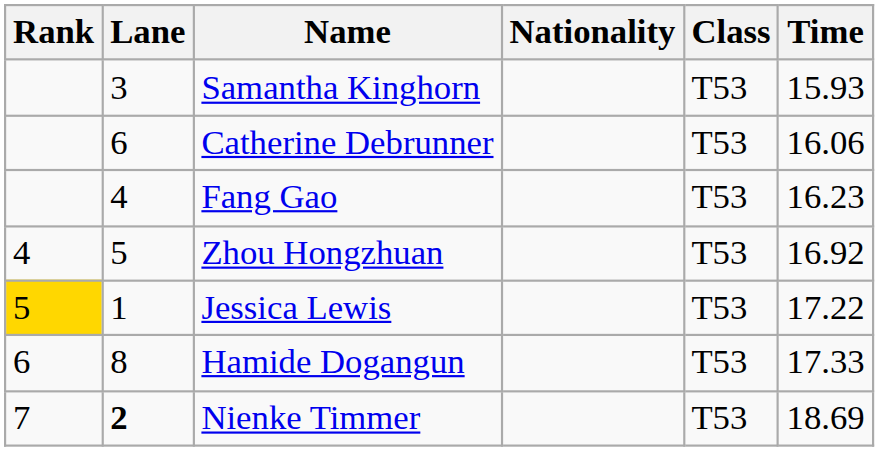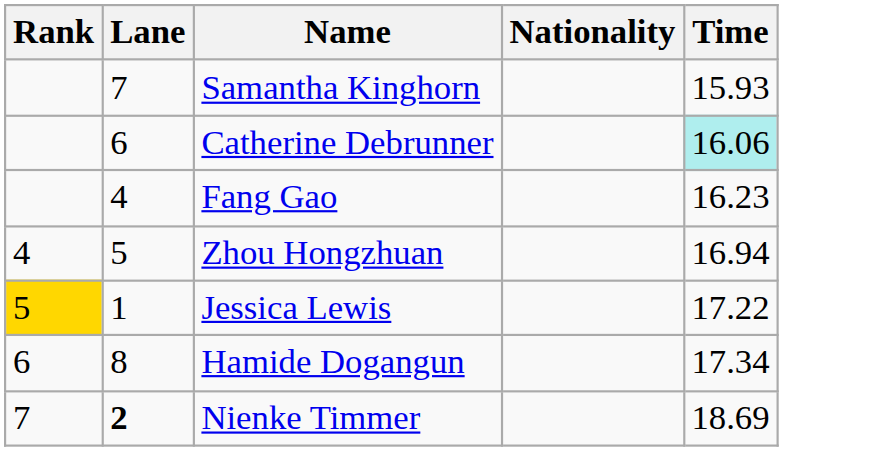- column: (731, 32)
(119, 87) 3 -> (119, 87) 7
(826, 142) no background -> (730, 142) paleturquoise background
(826, 252) 16.92 -> (730, 252) 16.94
(826, 362) 17.33 -> (730, 362) 17.34
